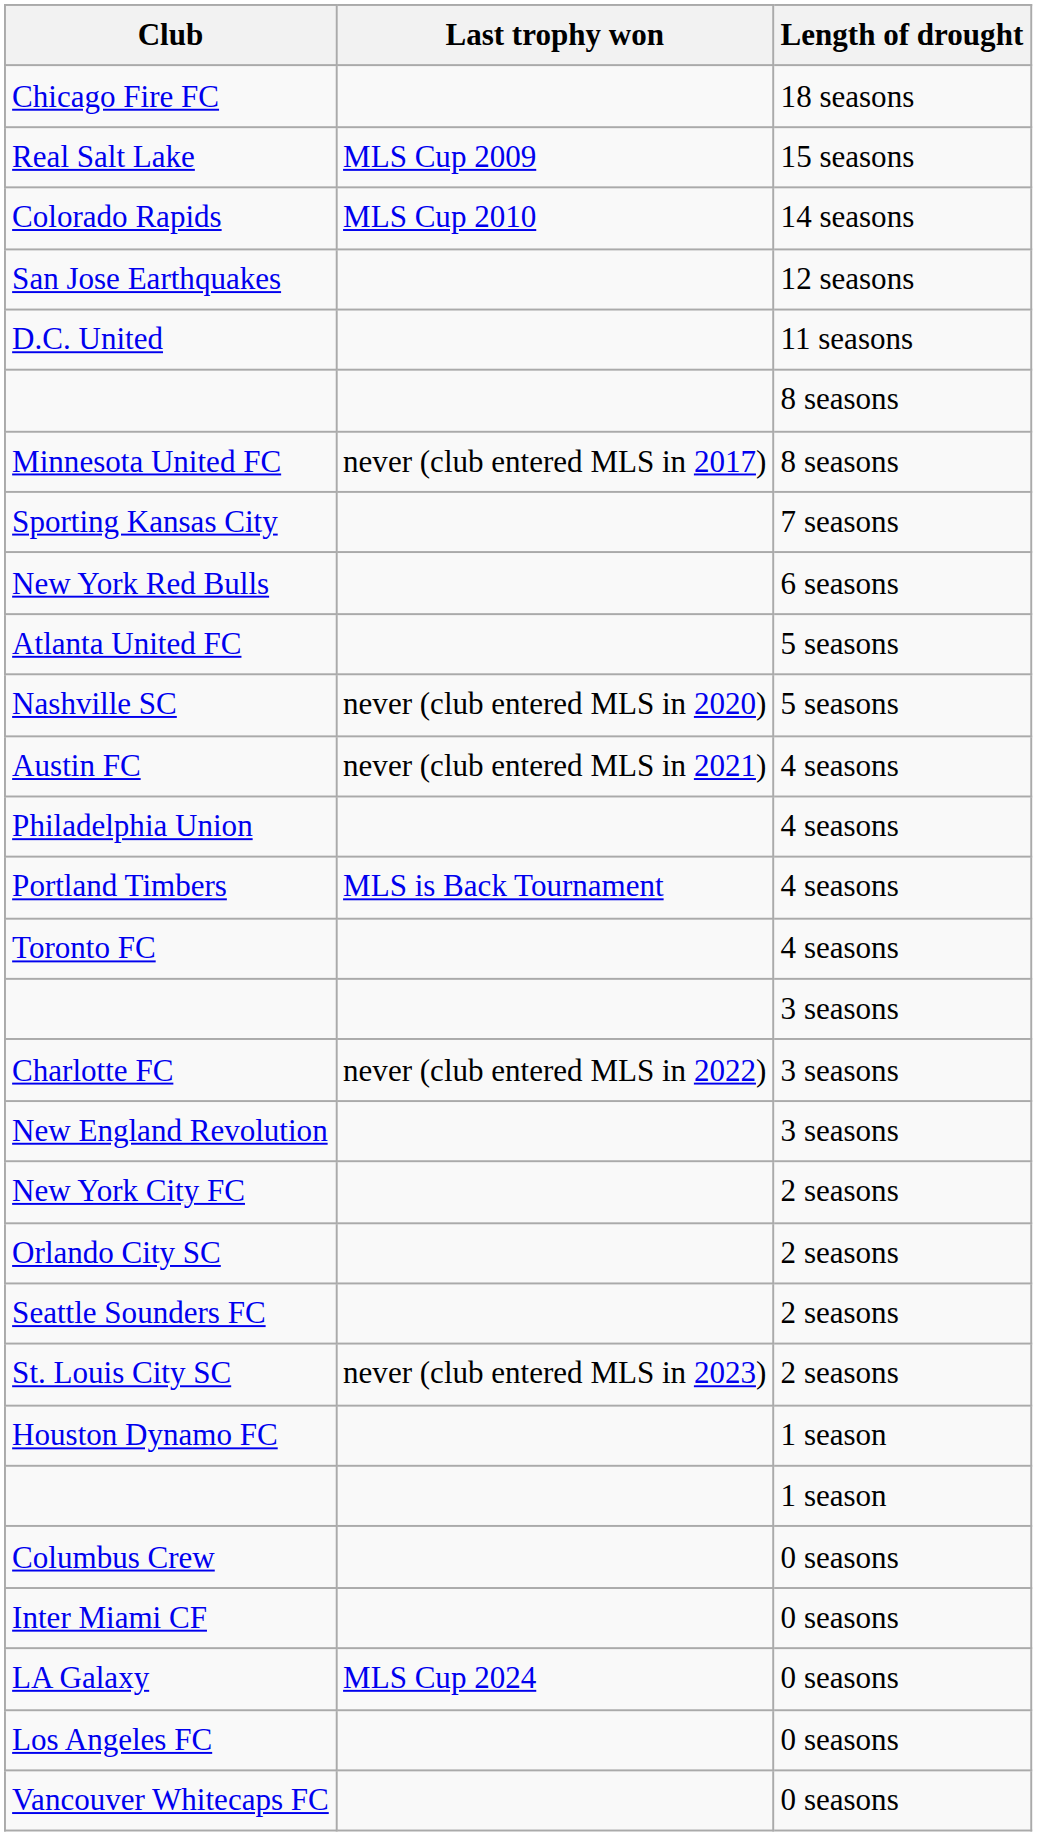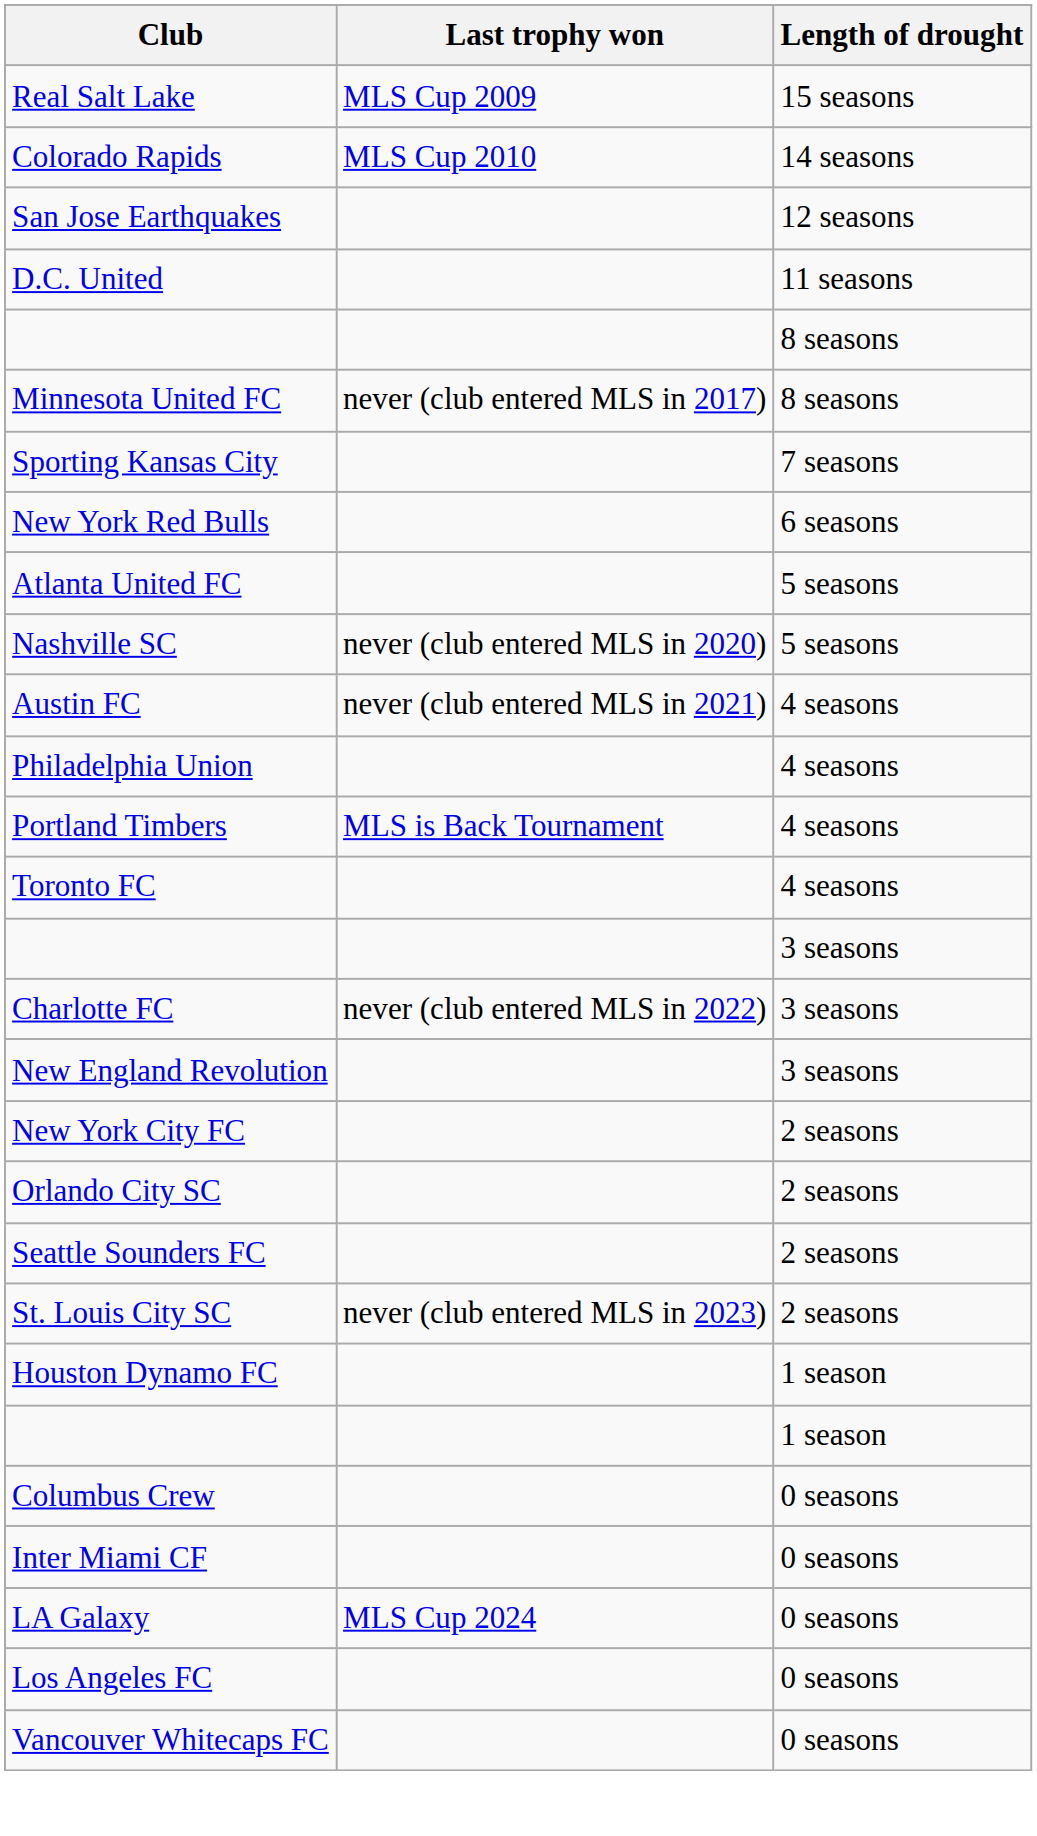- row: (116, 95)
